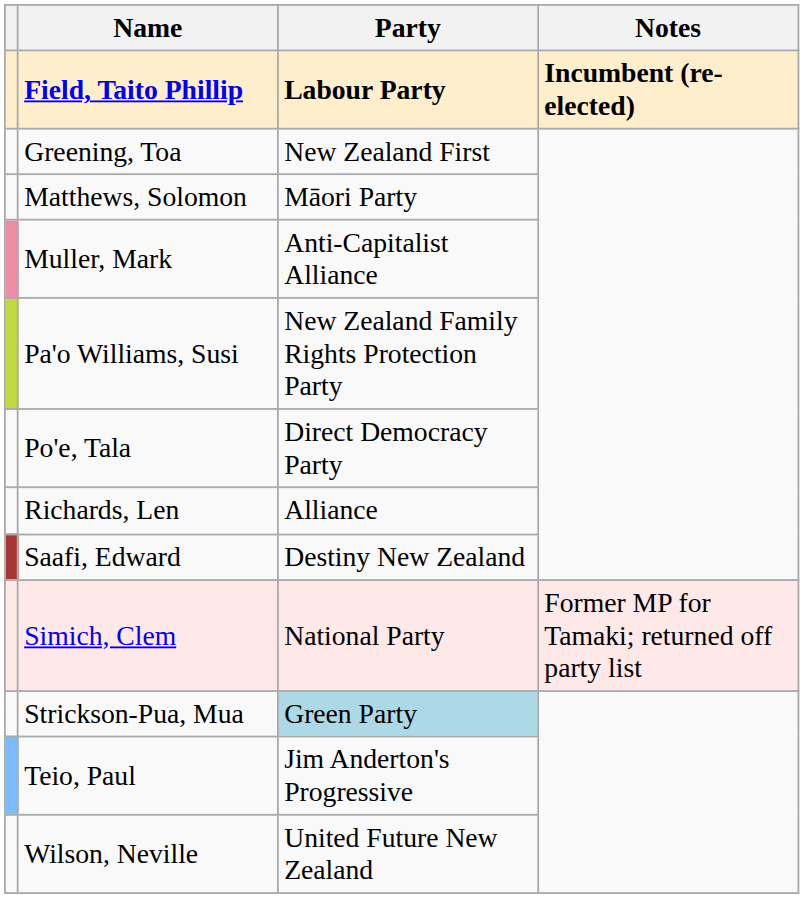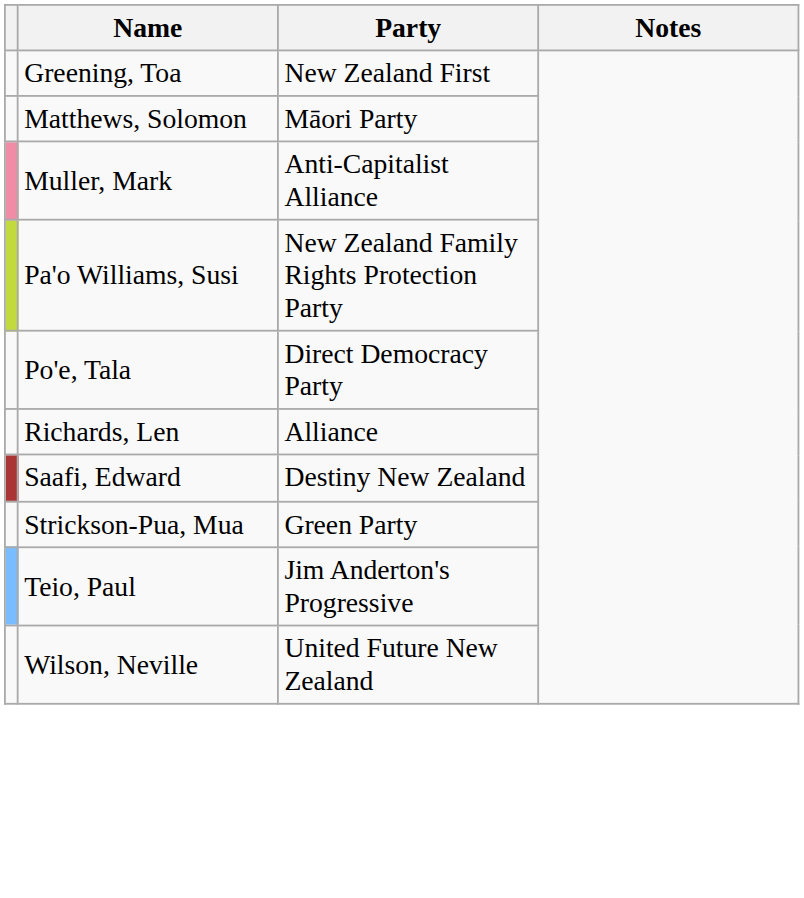- row: (134, 89)
- row: (100, 634)
(351, 712) lightblue background -> (351, 523) no background
